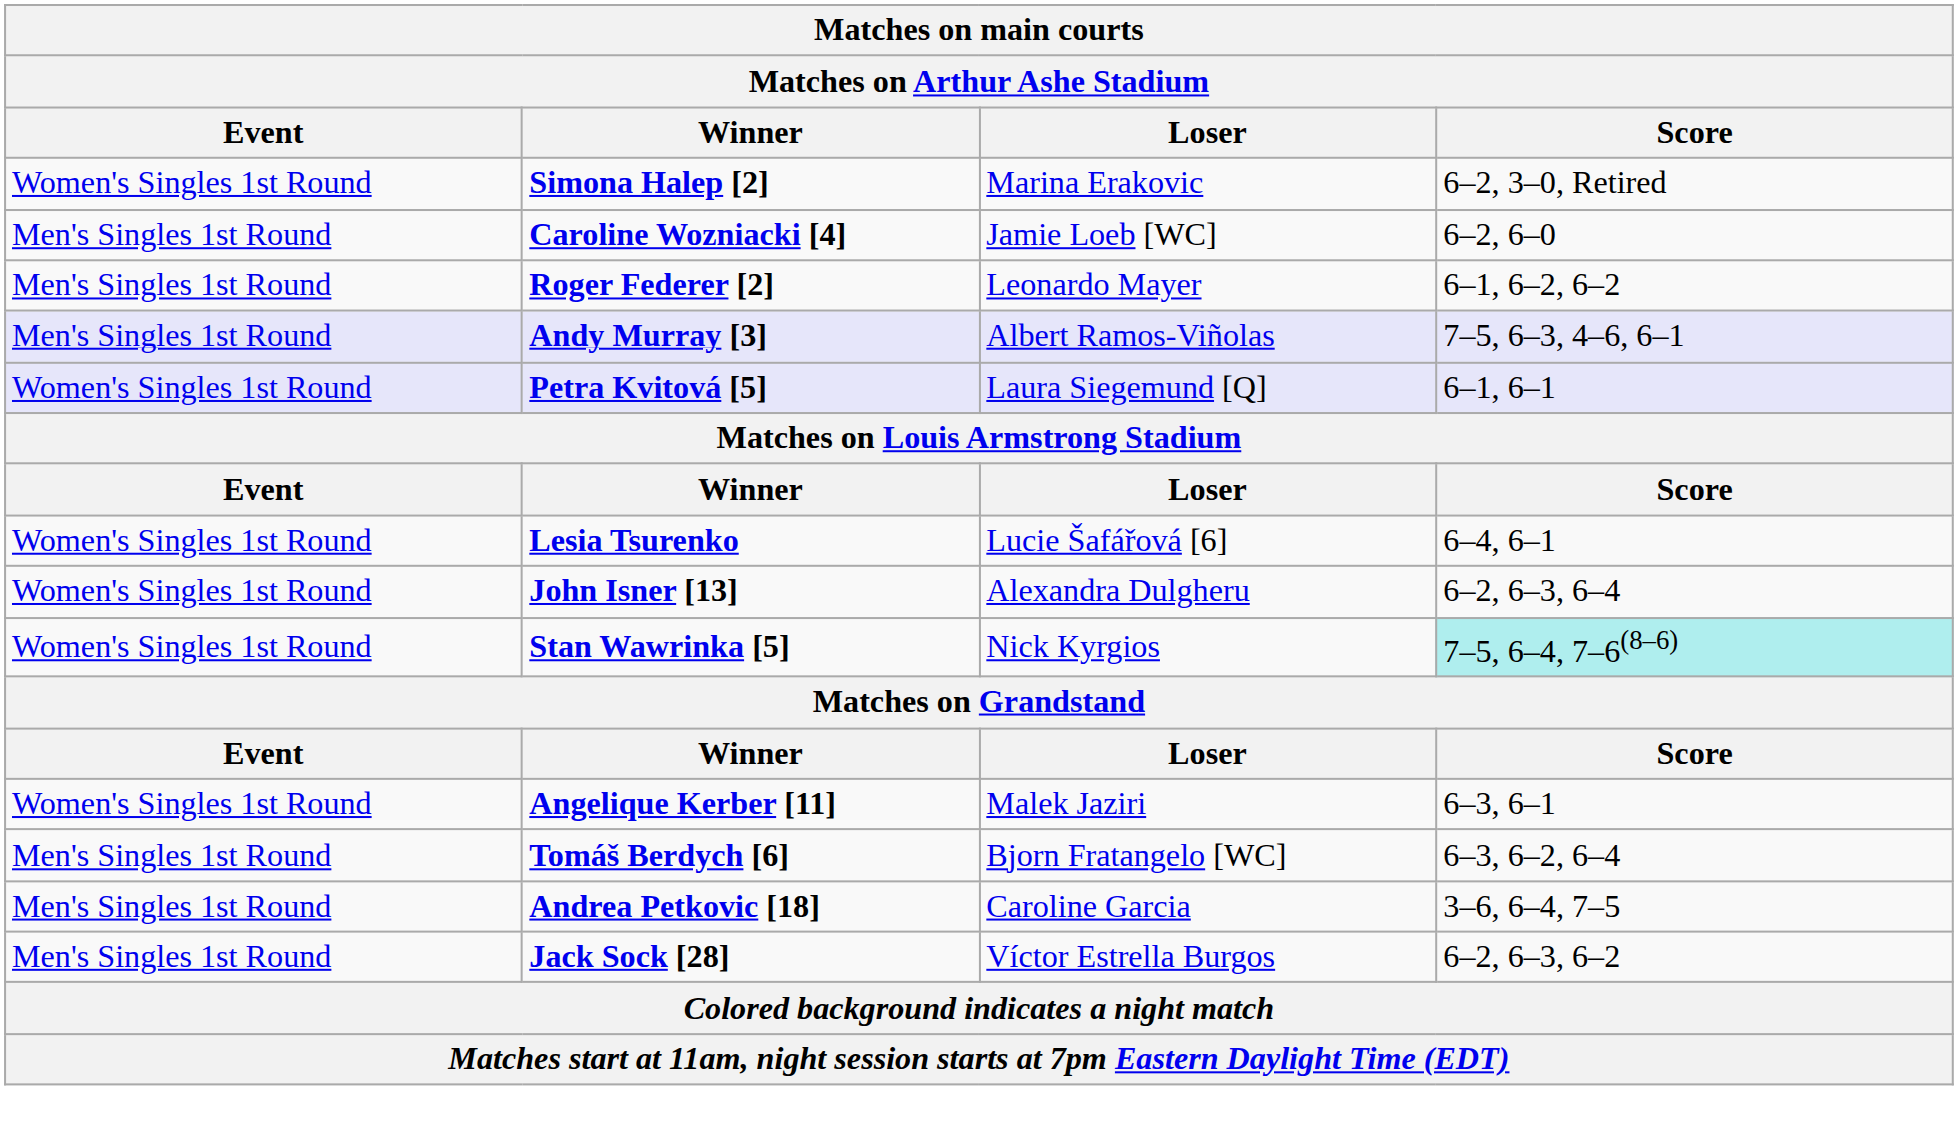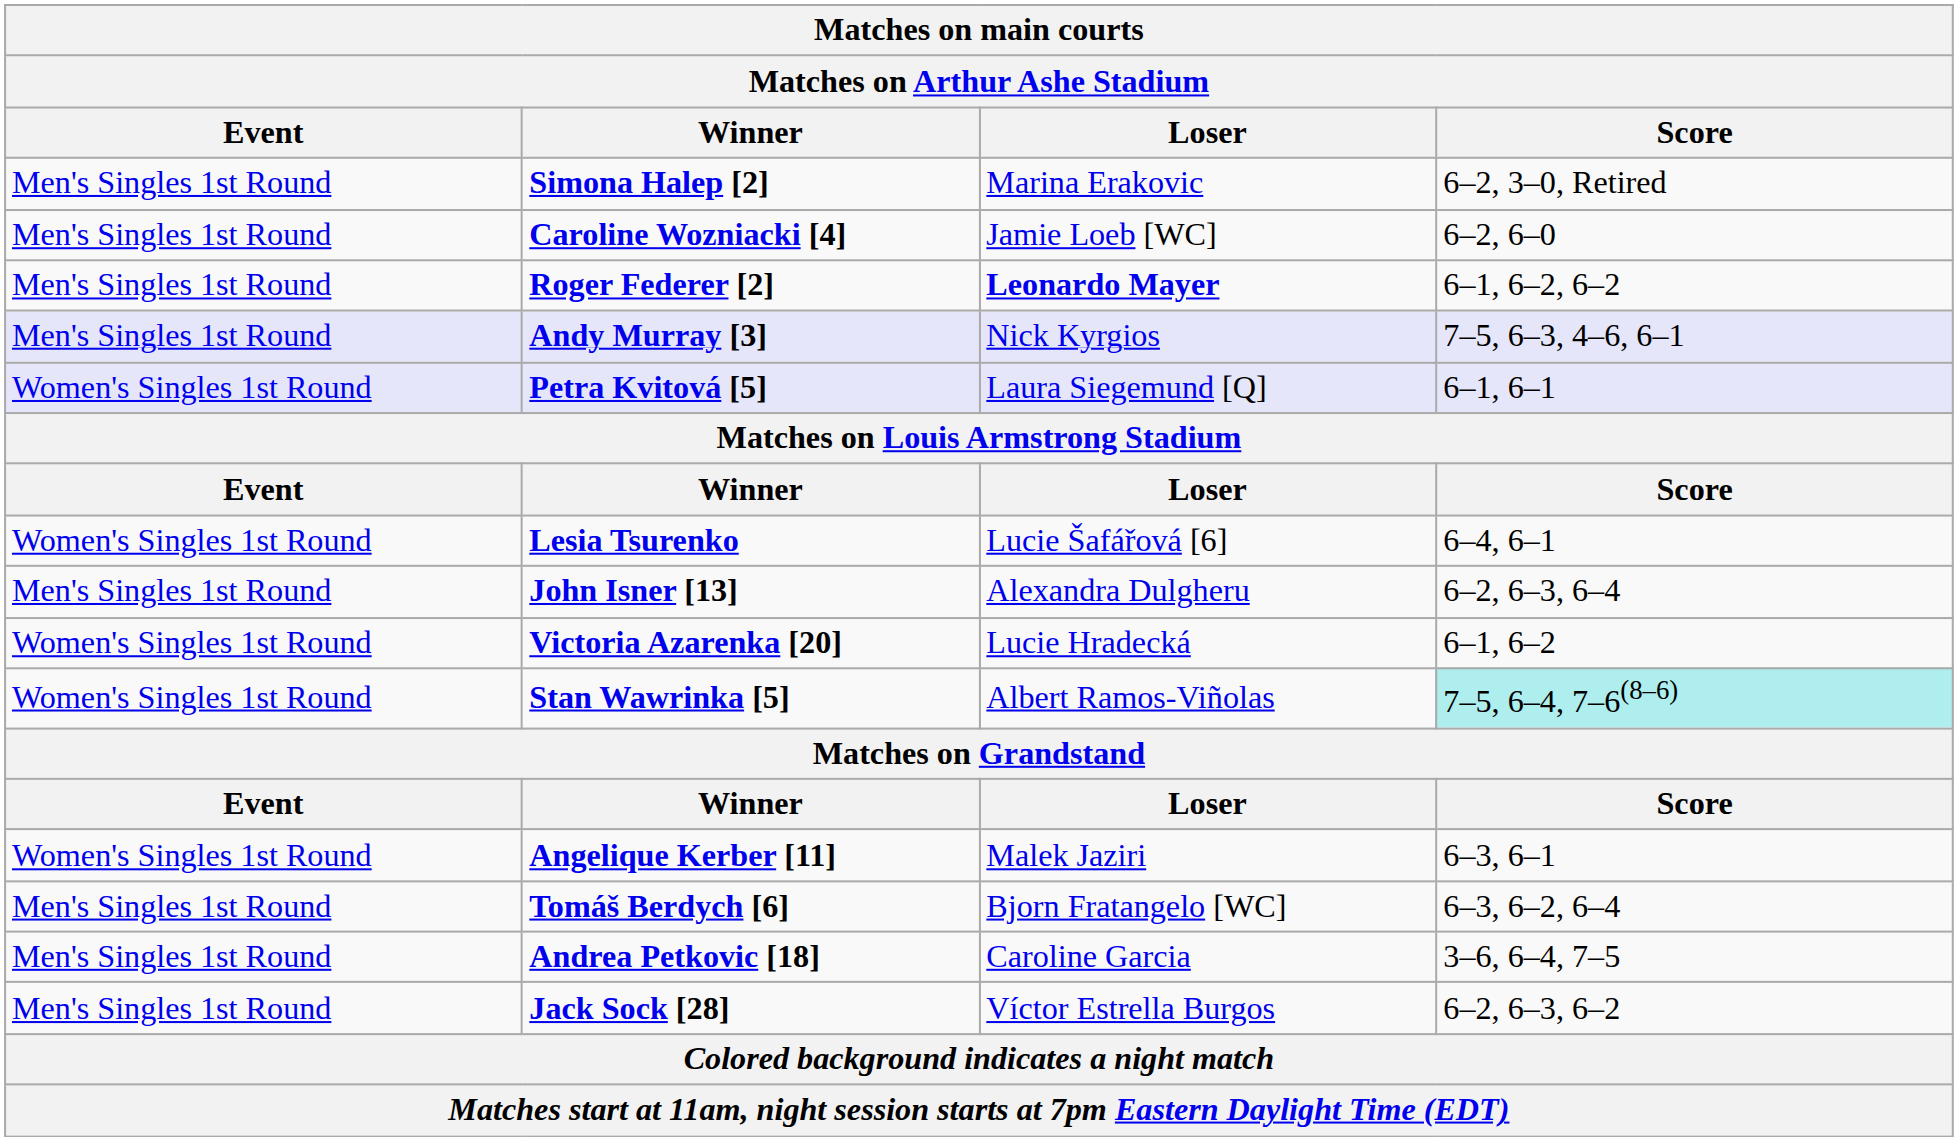(192, 183) Women's Singles 1st Round -> (172, 183) Men's Singles 1st Round
(1094, 285) normal -> (1103, 285) bold
(1131, 336) Albert Ramos-Viñolas -> (1073, 336) Nick Kyrgios
(192, 591) Women's Singles 1st Round -> (172, 591) Men's Singles 1st Round
+ row: (686, 642)
(1073, 646) Nick Kyrgios -> (1131, 697) Albert Ramos-Viñolas
